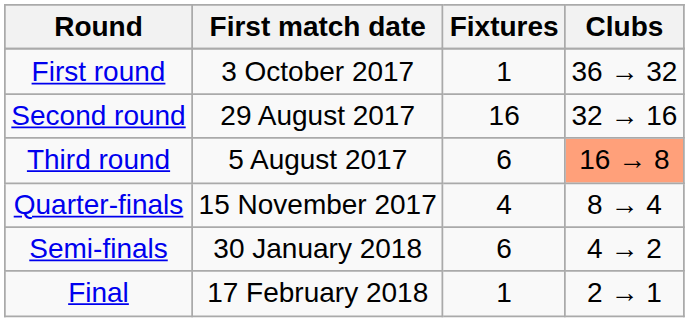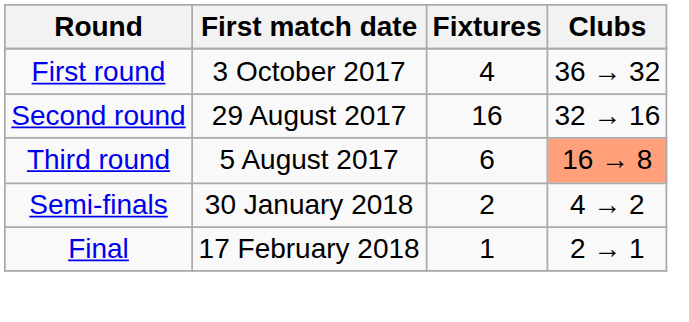(504, 71) 1 -> (487, 71) 4
- row: (99, 204)
(504, 248) 6 -> (487, 204) 2
